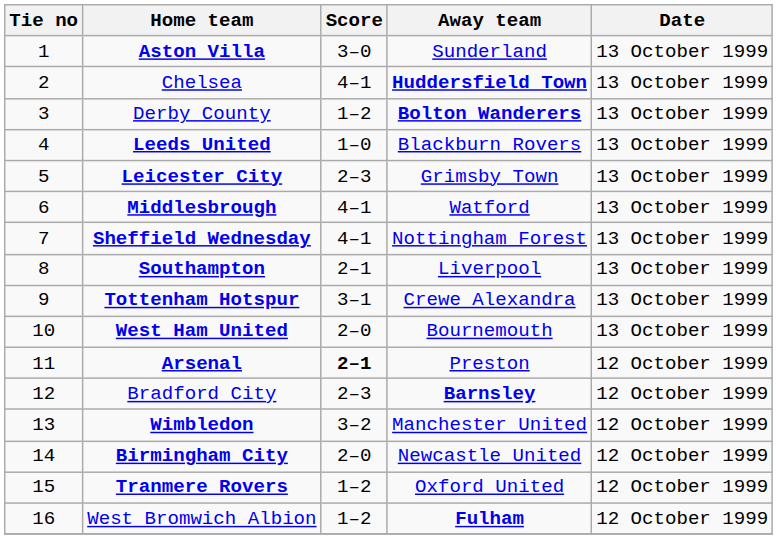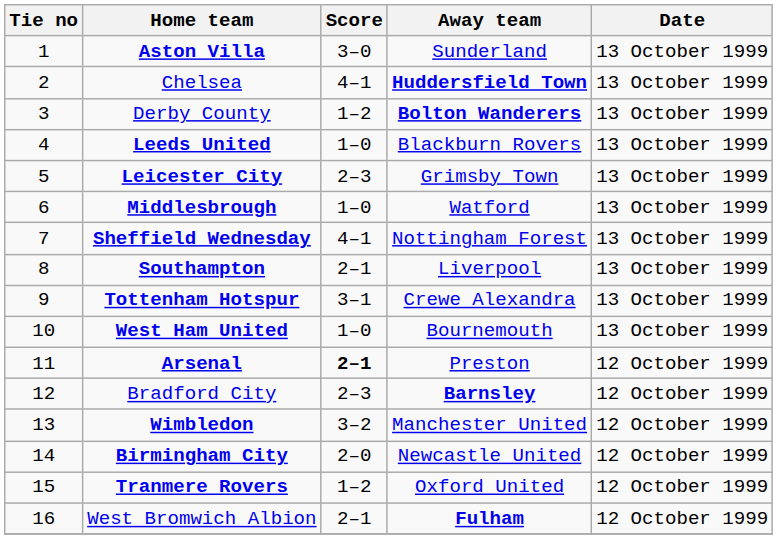(354, 207) 4–1 -> (354, 207) 1–0
(354, 332) 2–0 -> (354, 332) 1–0
(354, 519) 1–2 -> (354, 519) 2–1
